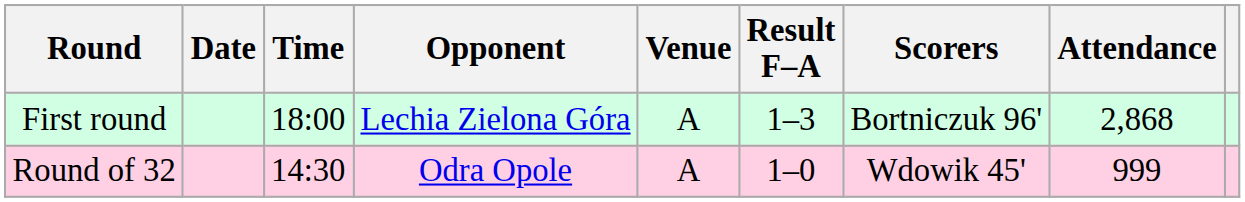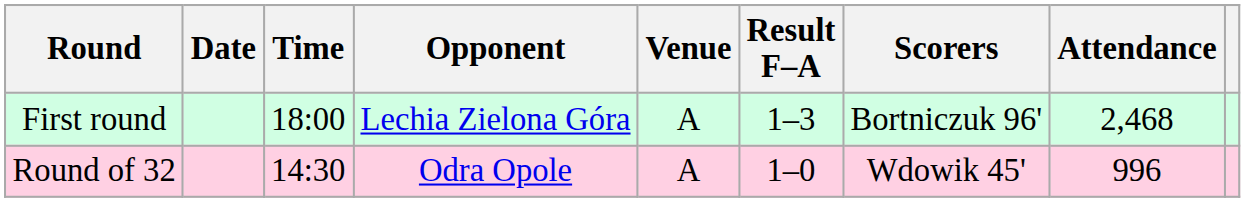(1137, 118) 2,868 -> (1137, 118) 2,468
(1137, 170) 999 -> (1137, 170) 996
